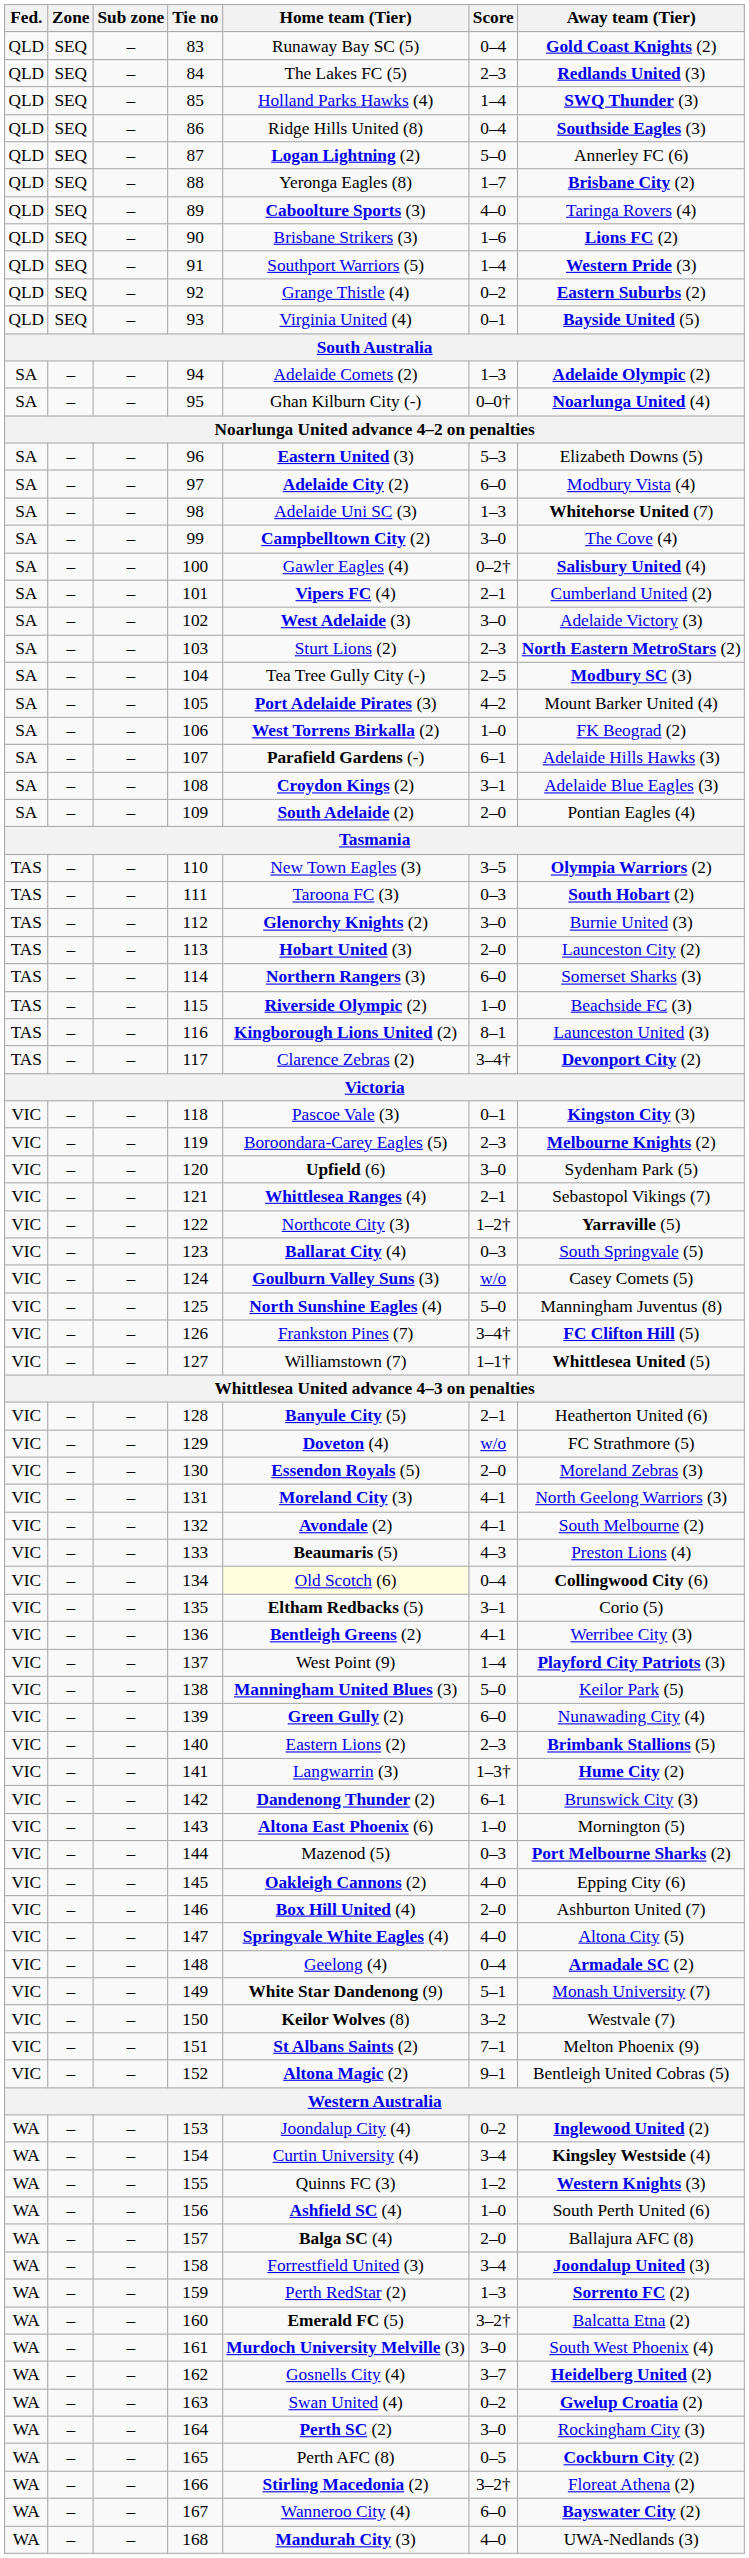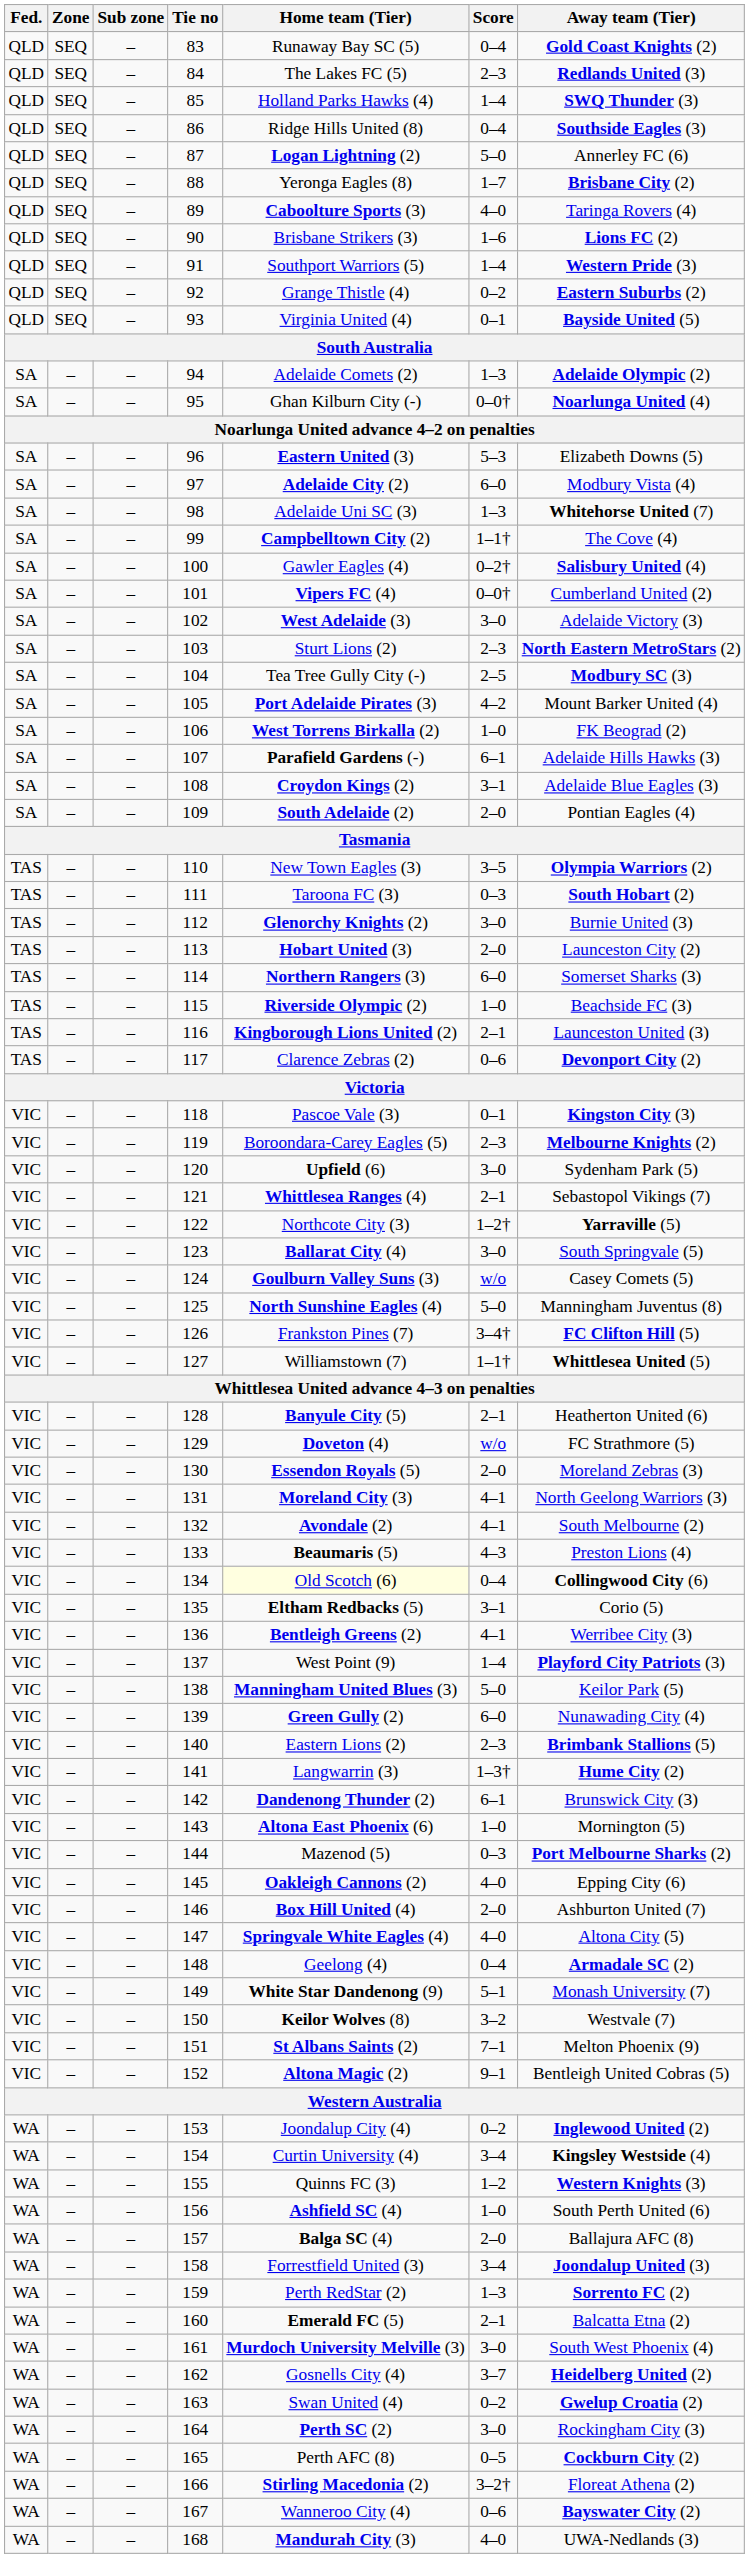(493, 538) 3–0 -> (493, 538) 1–1†
(493, 593) 2–1 -> (493, 593) 0–0†
(493, 1032) 8–1 -> (493, 1032) 2–1
(493, 1059) 3–4† -> (493, 1059) 0–6
(493, 1251) 0–3 -> (493, 1251) 3–0
(493, 2320) 3–2† -> (493, 2320) 2–1
(493, 2512) 6–0 -> (493, 2512) 0–6
